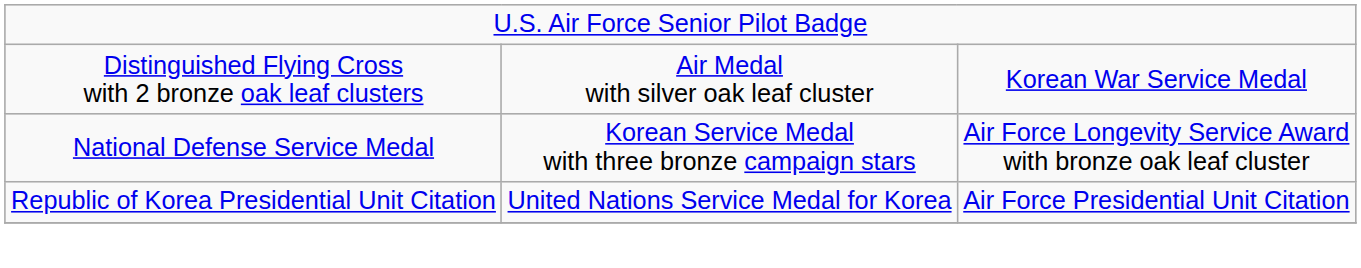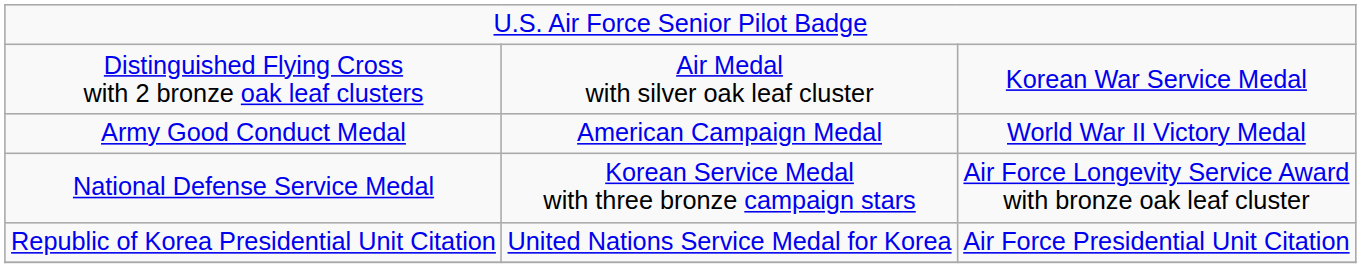+ row: (254, 133)
